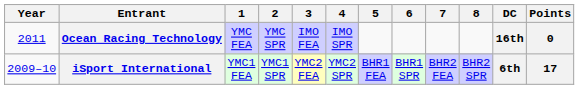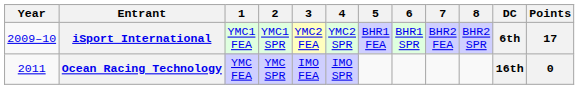rows swapped: (142, 69) <-> (142, 38)
